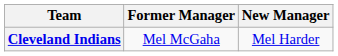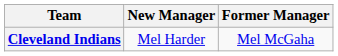columns swapped: (181, 16) <-> (286, 16)
